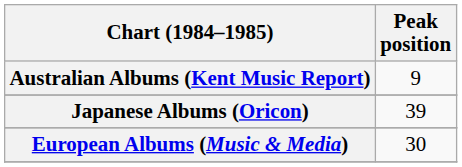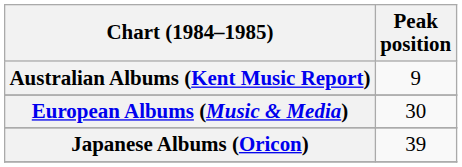rows swapped: (190, 144) <-> (190, 111)
